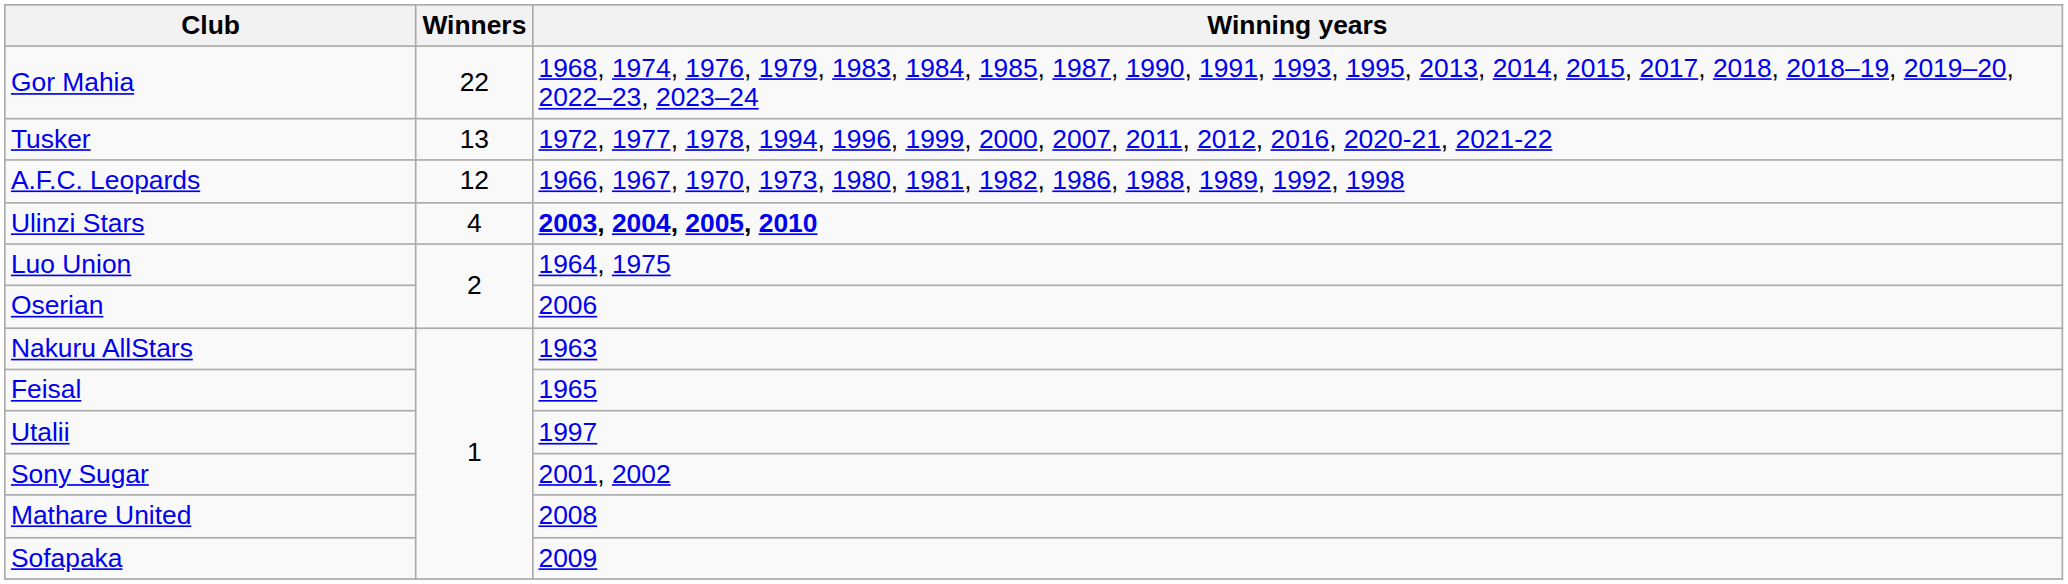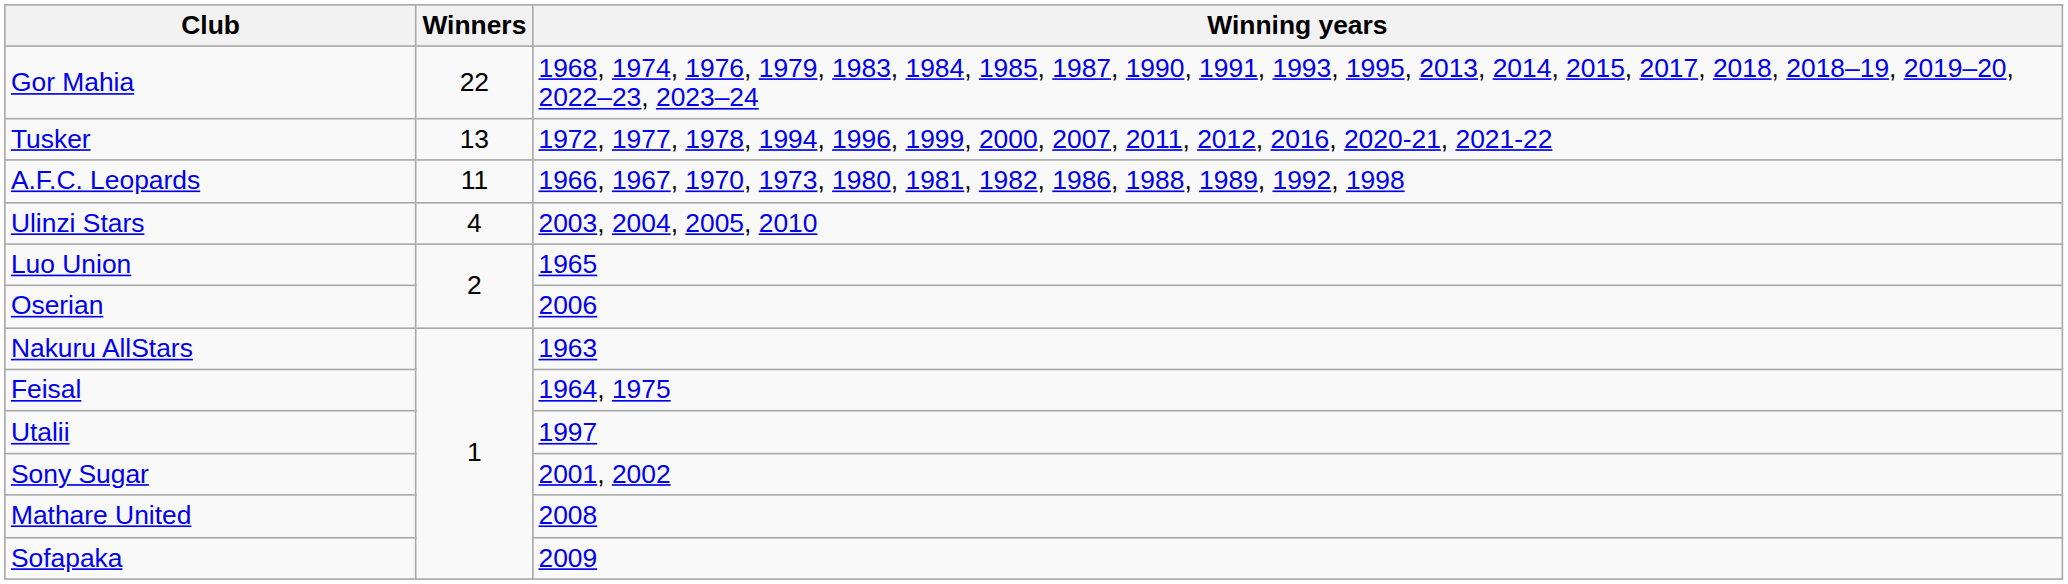(474, 180) 12 -> (474, 180) 11
(678, 222) bold -> (678, 222) normal
(605, 264) 1964, 1975 -> (568, 264) 1965
(568, 390) 1965 -> (605, 390) 1964, 1975
